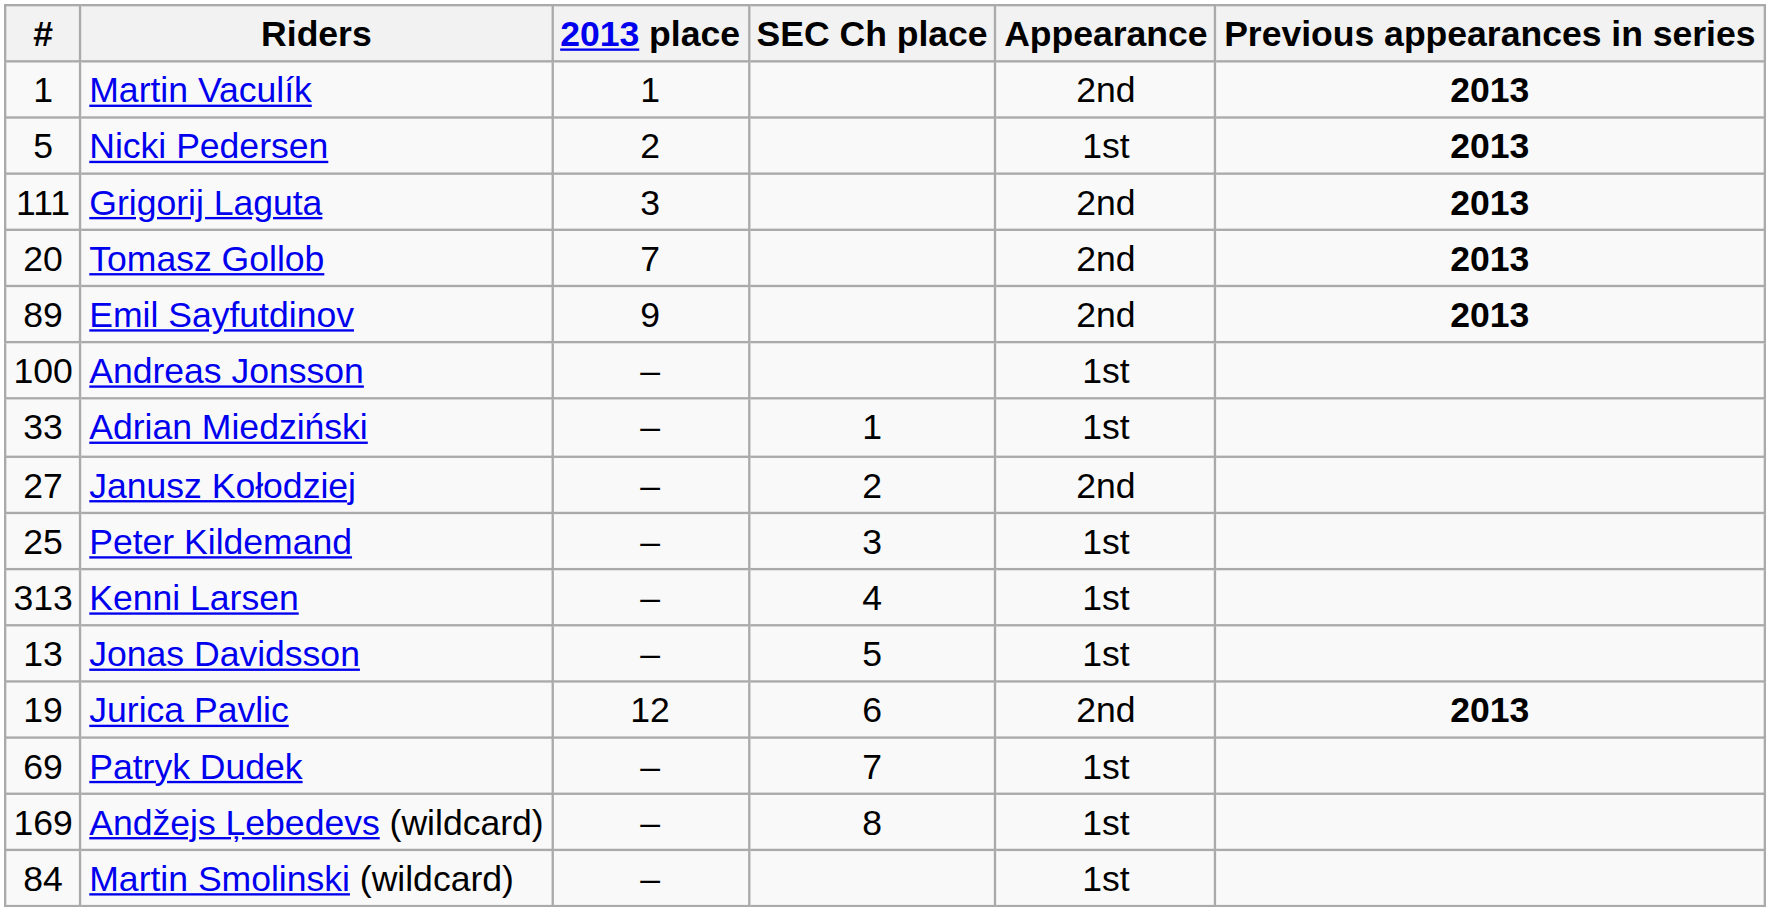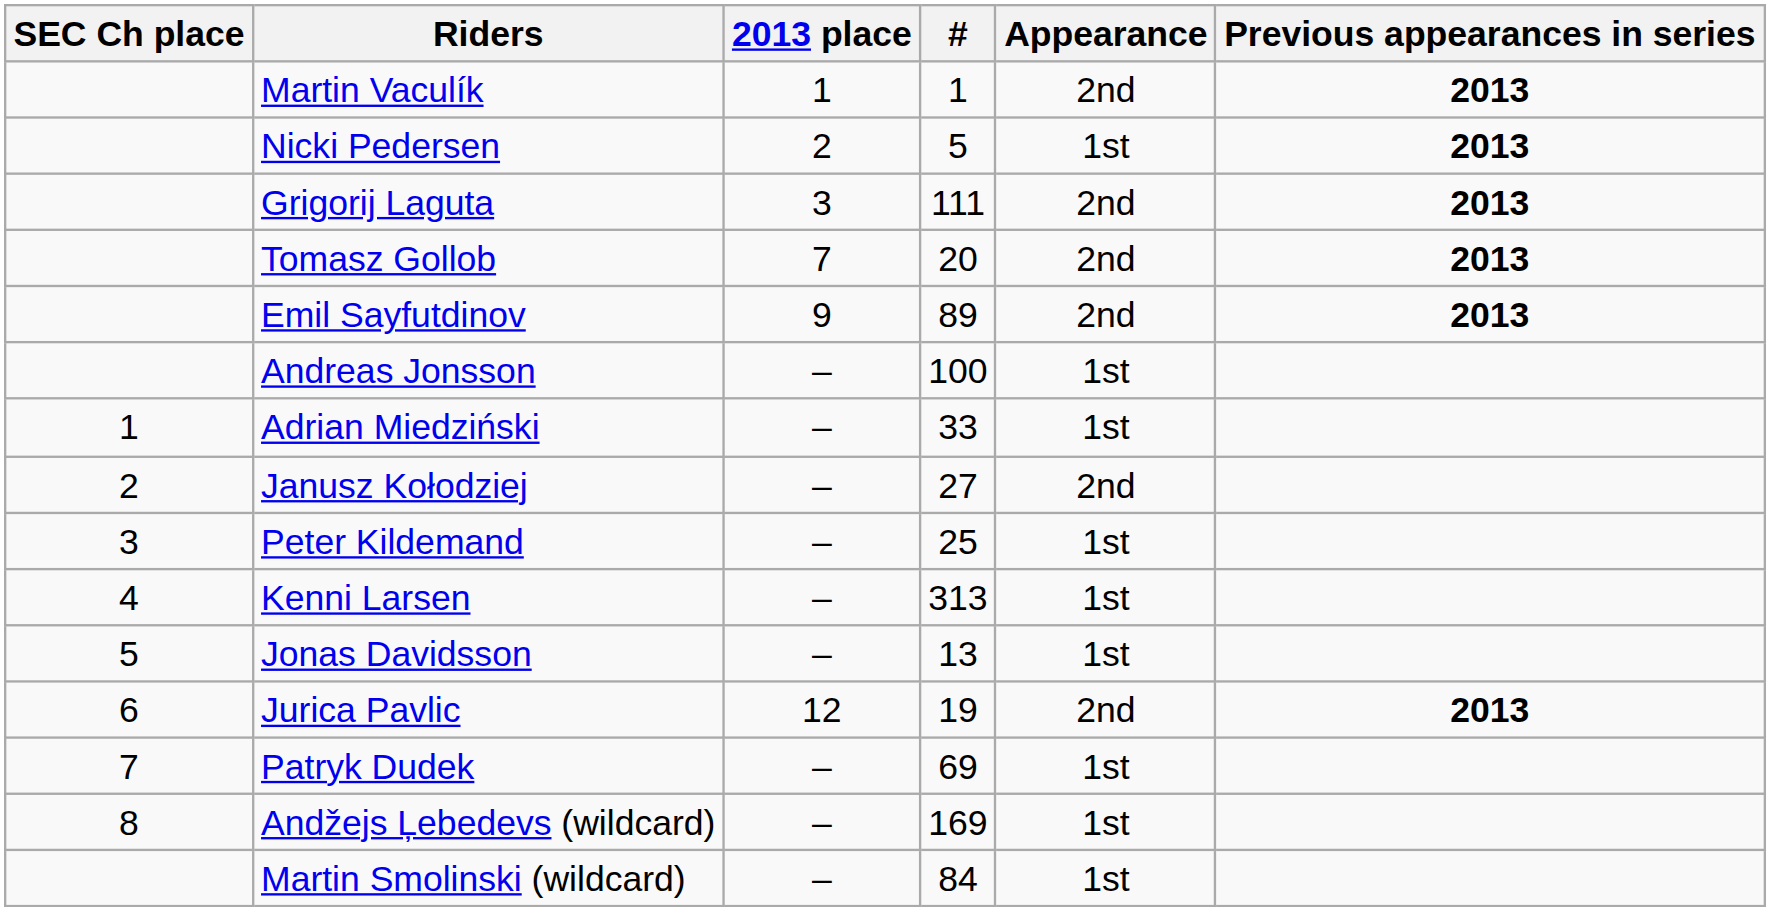columns swapped: (43, 34) <-> (872, 34)
